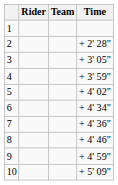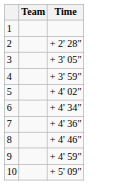- column: (34, 12)
